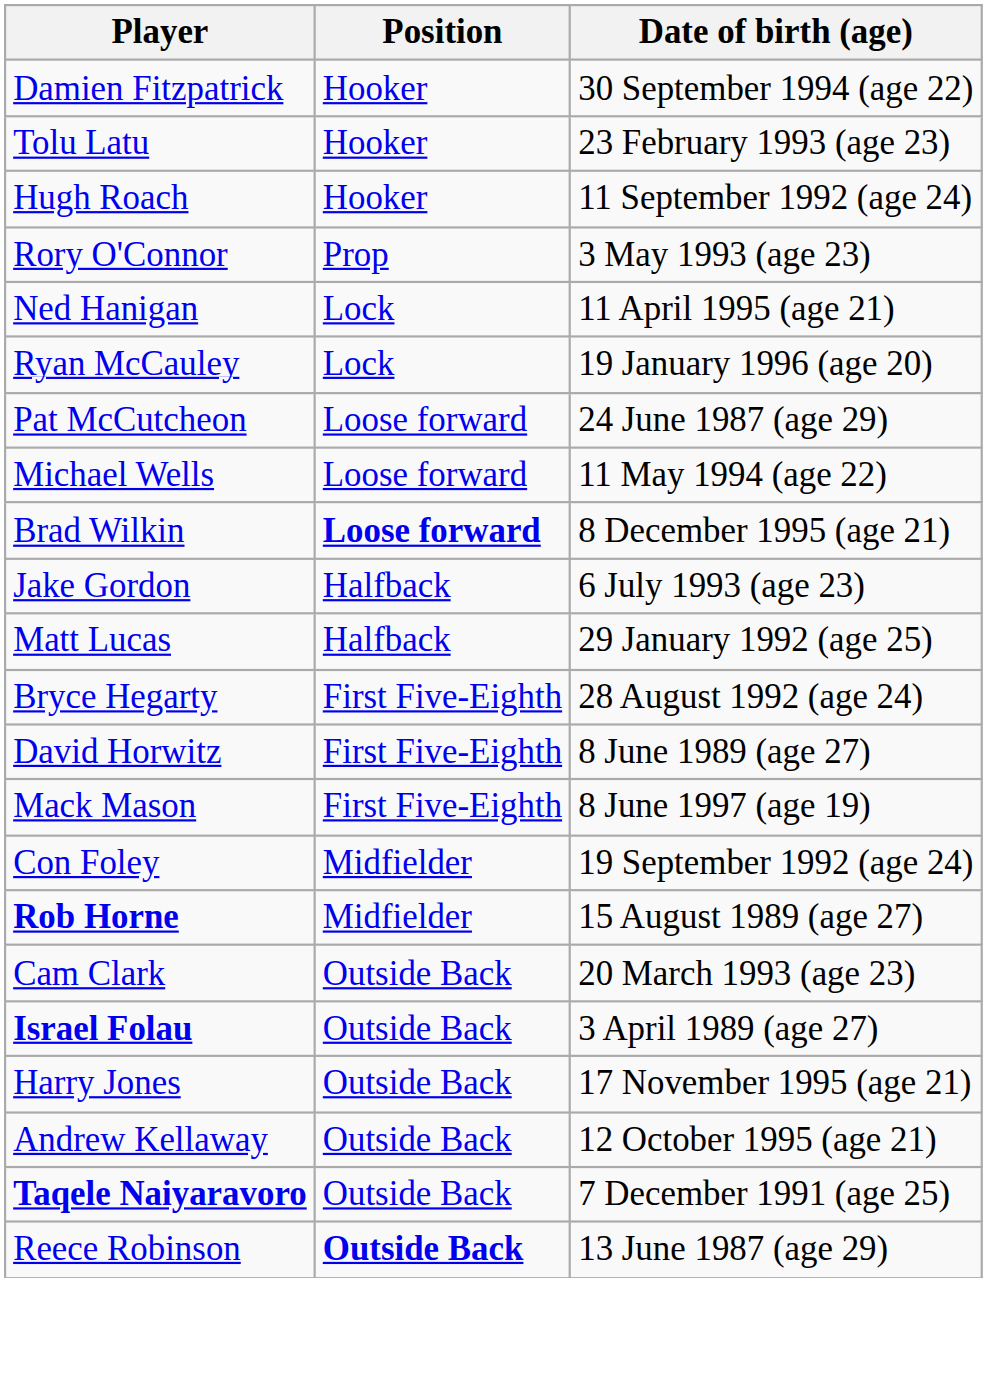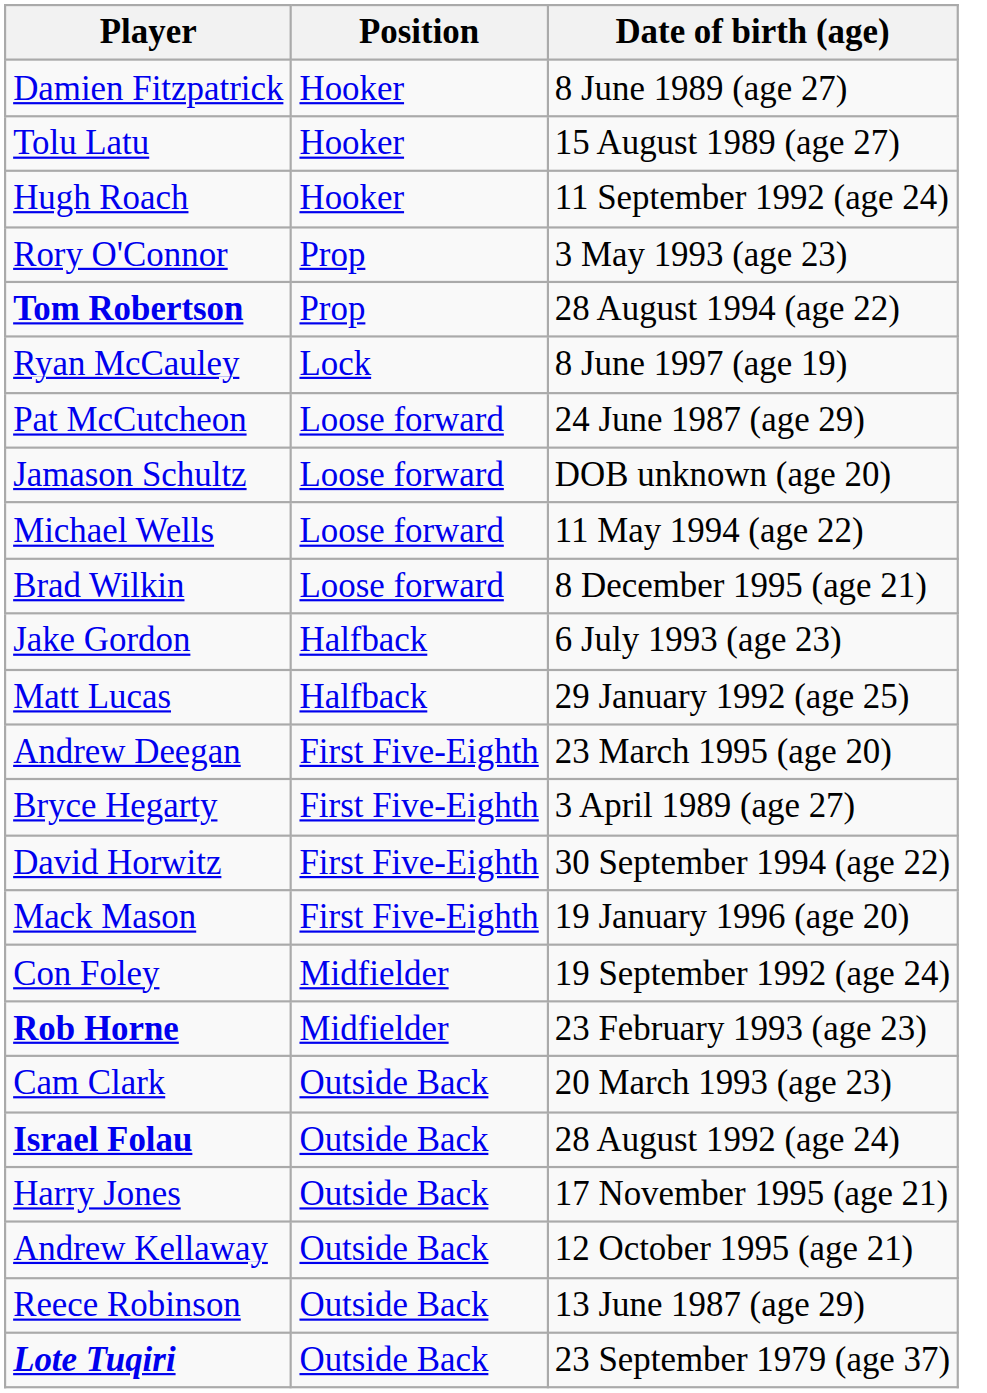(776, 87) 30 September 1994 (age 22) -> (701, 87) 8 June 1989 (age 27)
(764, 142) 23 February 1993 (age 23) -> (727, 142) 15 August 1989 (age 27)
+ row: (128, 308)
- row: (106, 308)
(755, 364) 19 January 1996 (age 20) -> (701, 364) 8 June 1997 (age 19)
+ row: (130, 474)
(432, 530) bold -> (402, 585) normal
+ row: (127, 751)
(751, 695) 28 August 1992 (age 24) -> (705, 806) 3 April 1989 (age 27)
(724, 751) 8 June 1989 (age 27) -> (752, 861) 30 September 1994 (age 22)
(724, 806) 8 June 1997 (age 19) -> (732, 917) 19 January 1996 (age 20)
(751, 917) 15 August 1989 (age 27) -> (741, 1027) 23 February 1993 (age 23)
(728, 1027) 3 April 1989 (age 27) -> (727, 1138) 28 August 1992 (age 24)
- row: (160, 1193)
(423, 1249) bold -> (394, 1304) normal
+ row: (94, 1359)
